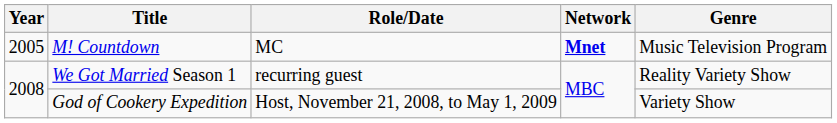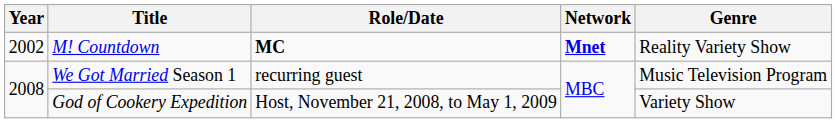(26, 46) 2005 -> (26, 46) 2002
(269, 46) normal -> (270, 46) bold
(733, 46) Music Television Program -> (715, 46) Reality Variety Show
(715, 74) Reality Variety Show -> (733, 74) Music Television Program
